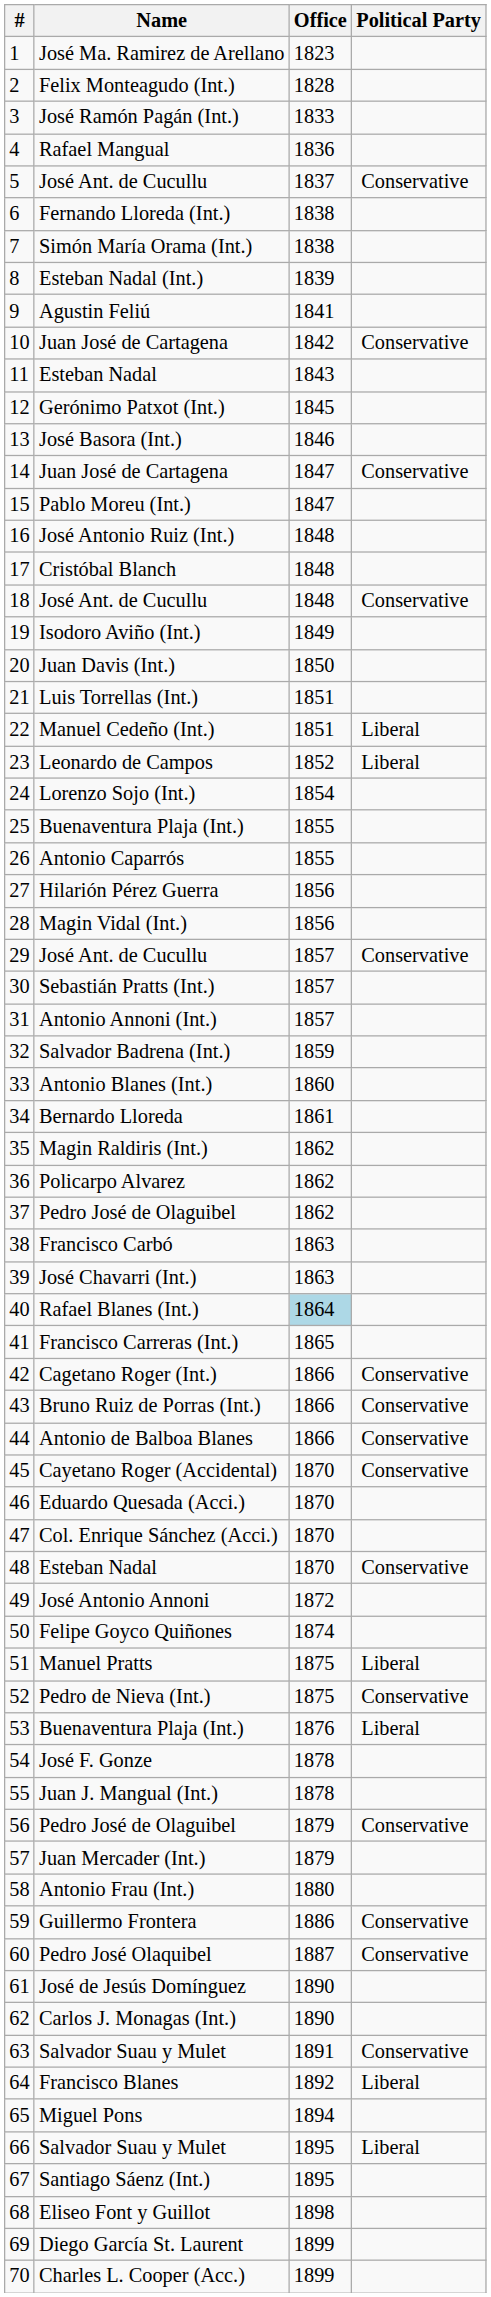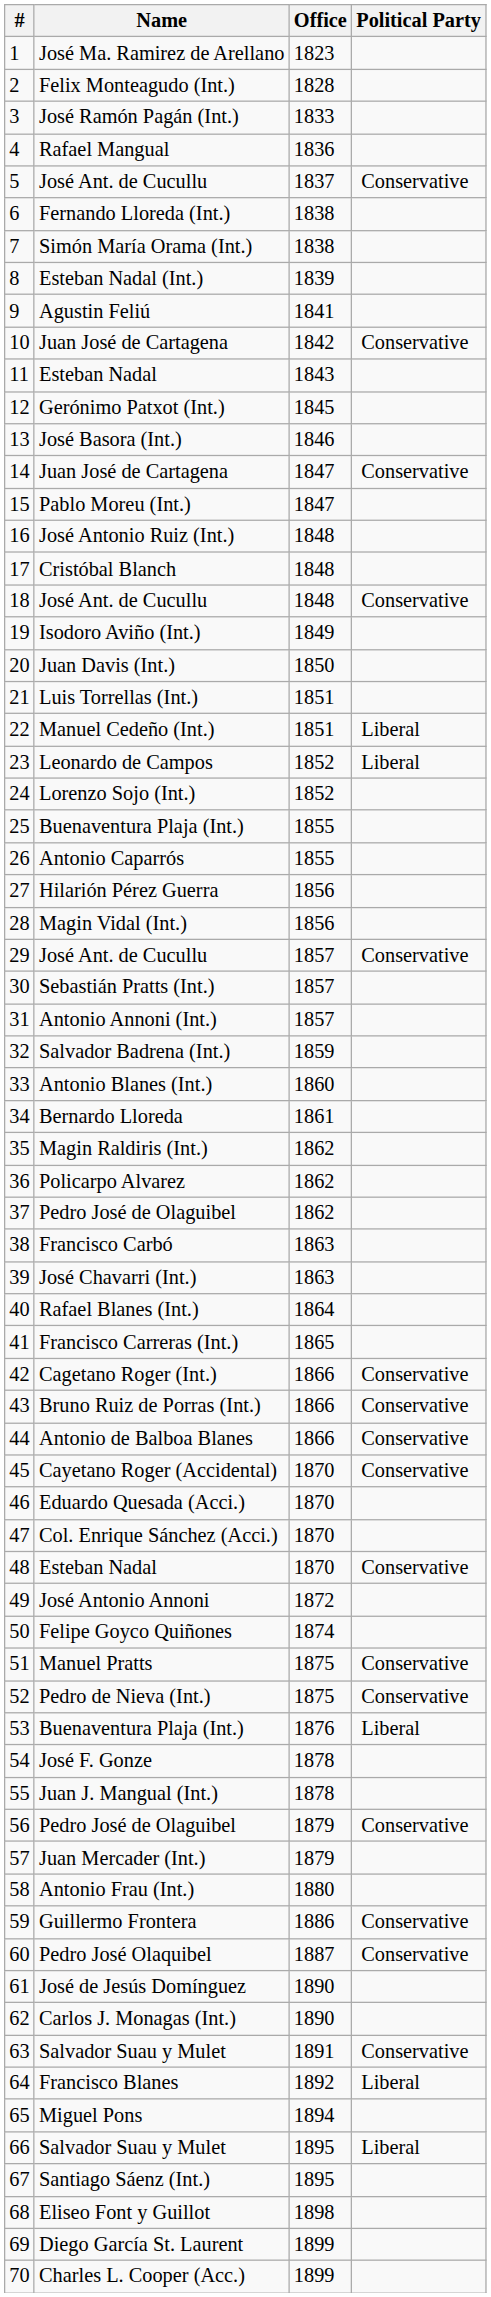(314, 794) 1854 -> (314, 794) 1852
(314, 1309) lightblue background -> (314, 1309) no background
(388, 1664) Liberal -> (412, 1664) Conservative
